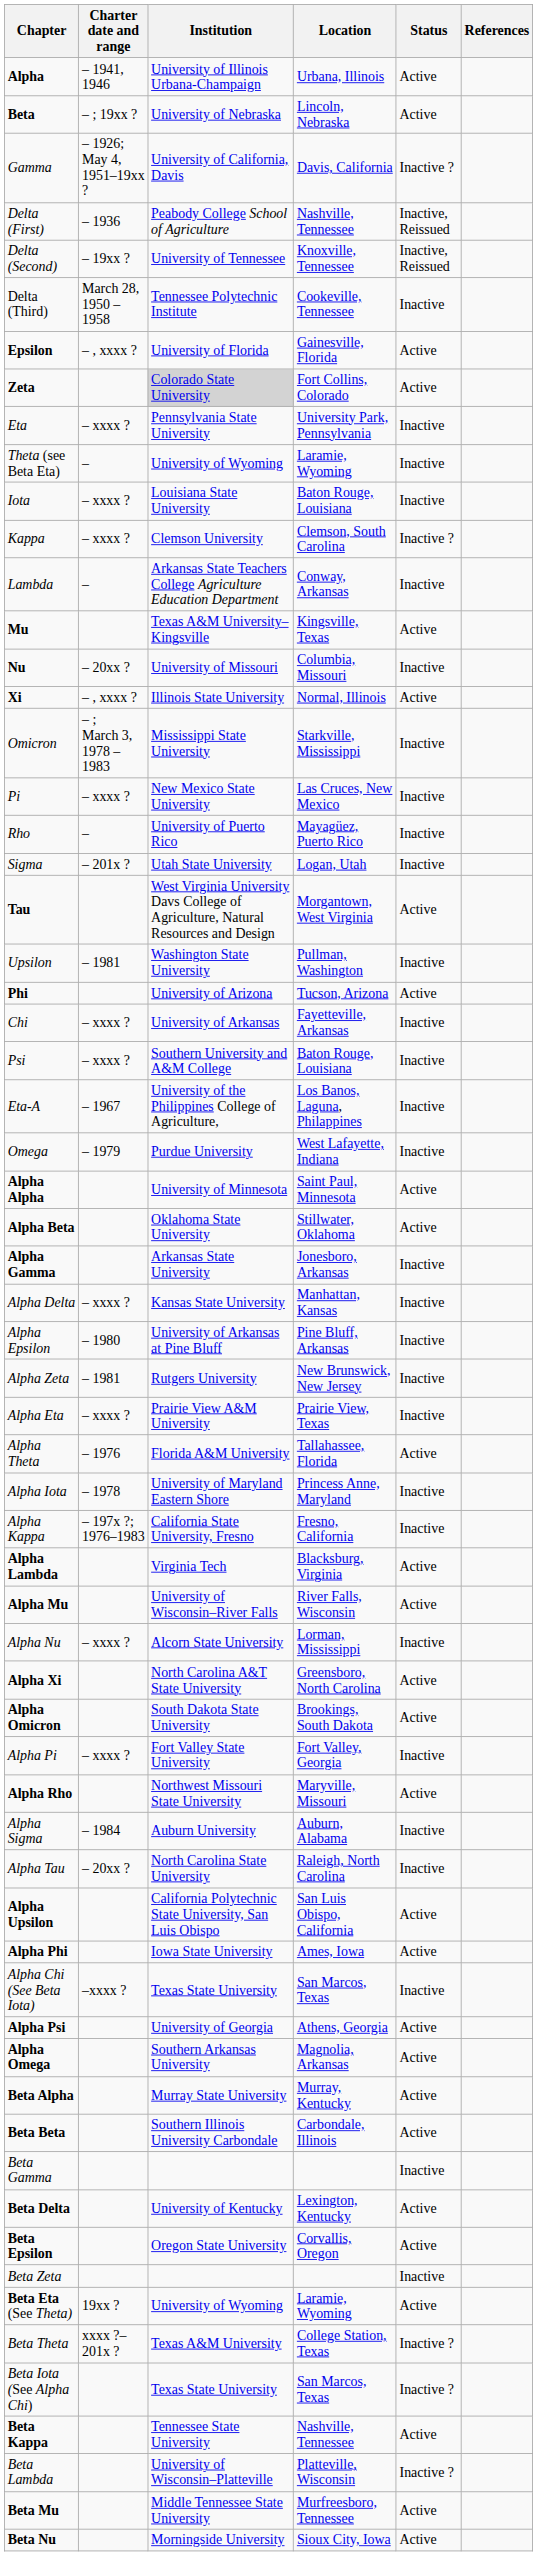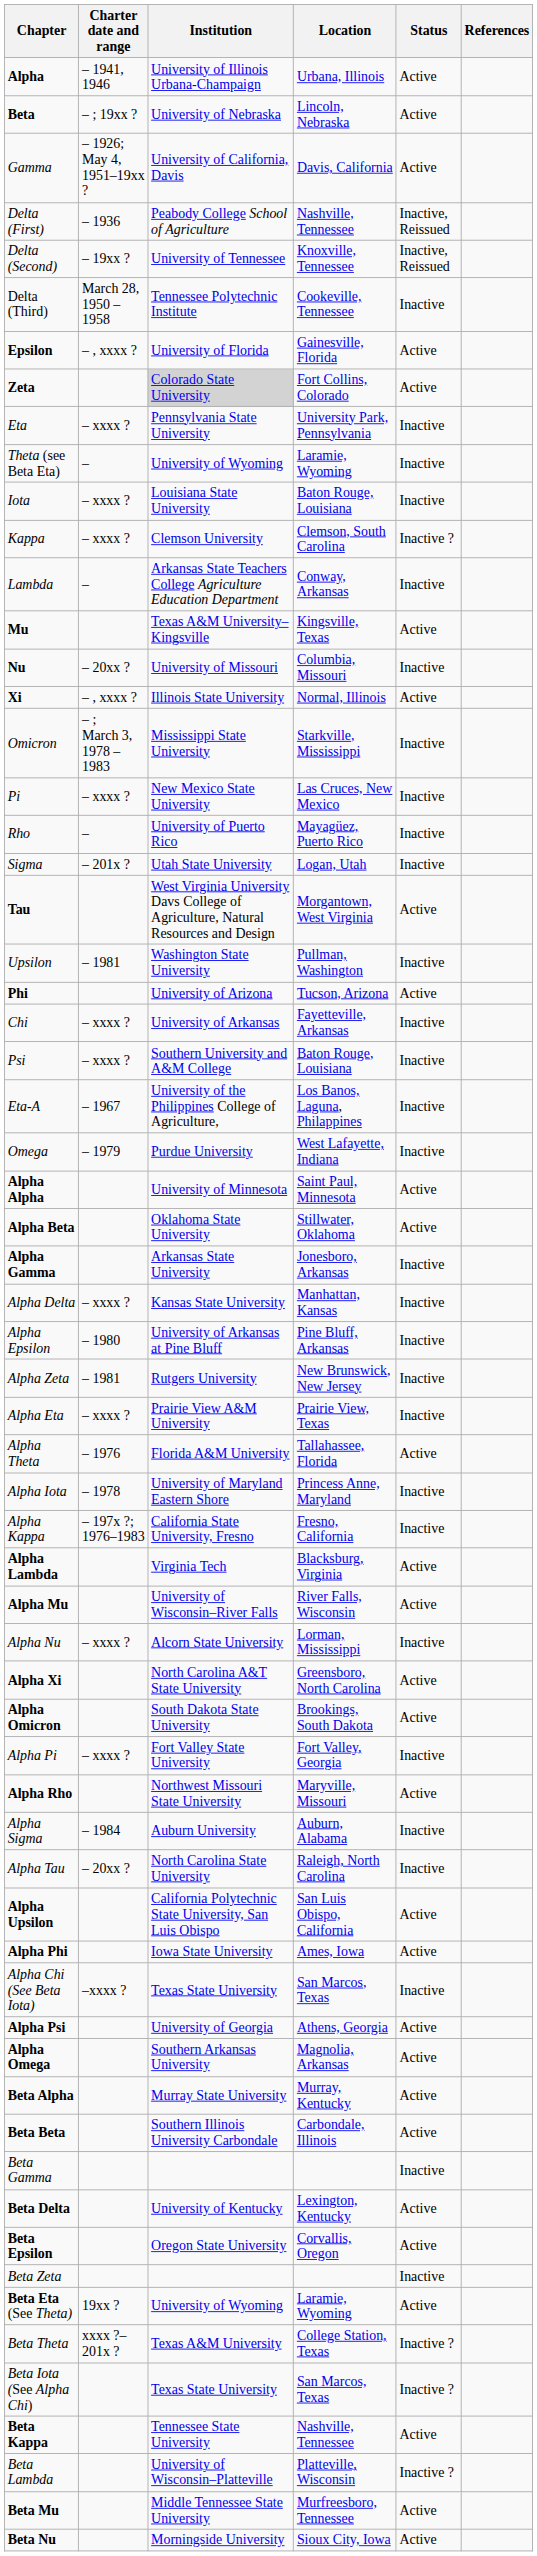(427, 167) Inactive ? -> (418, 167) Active
